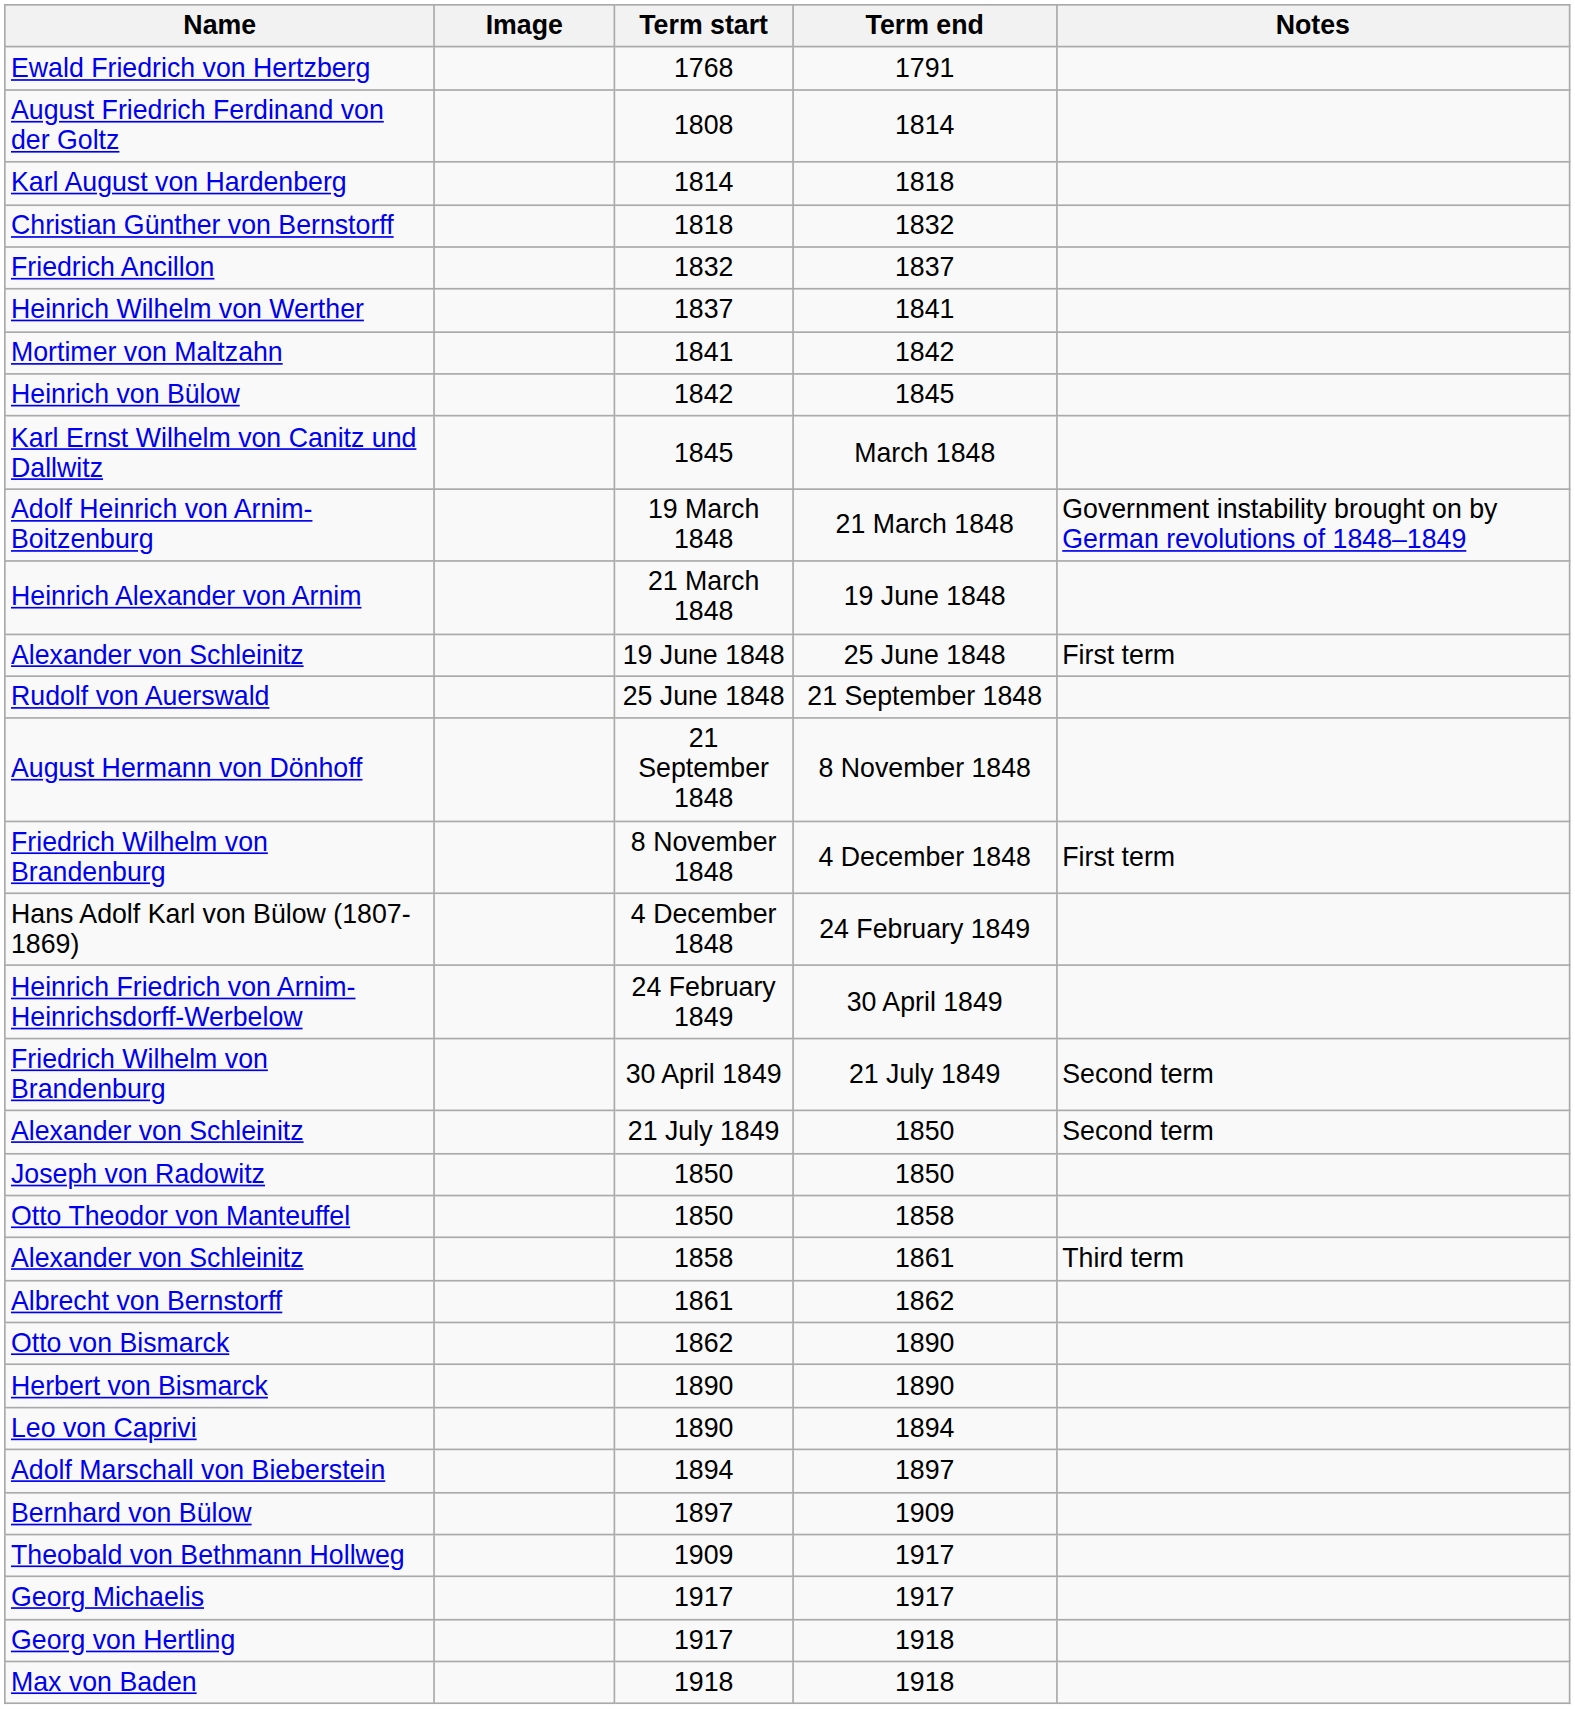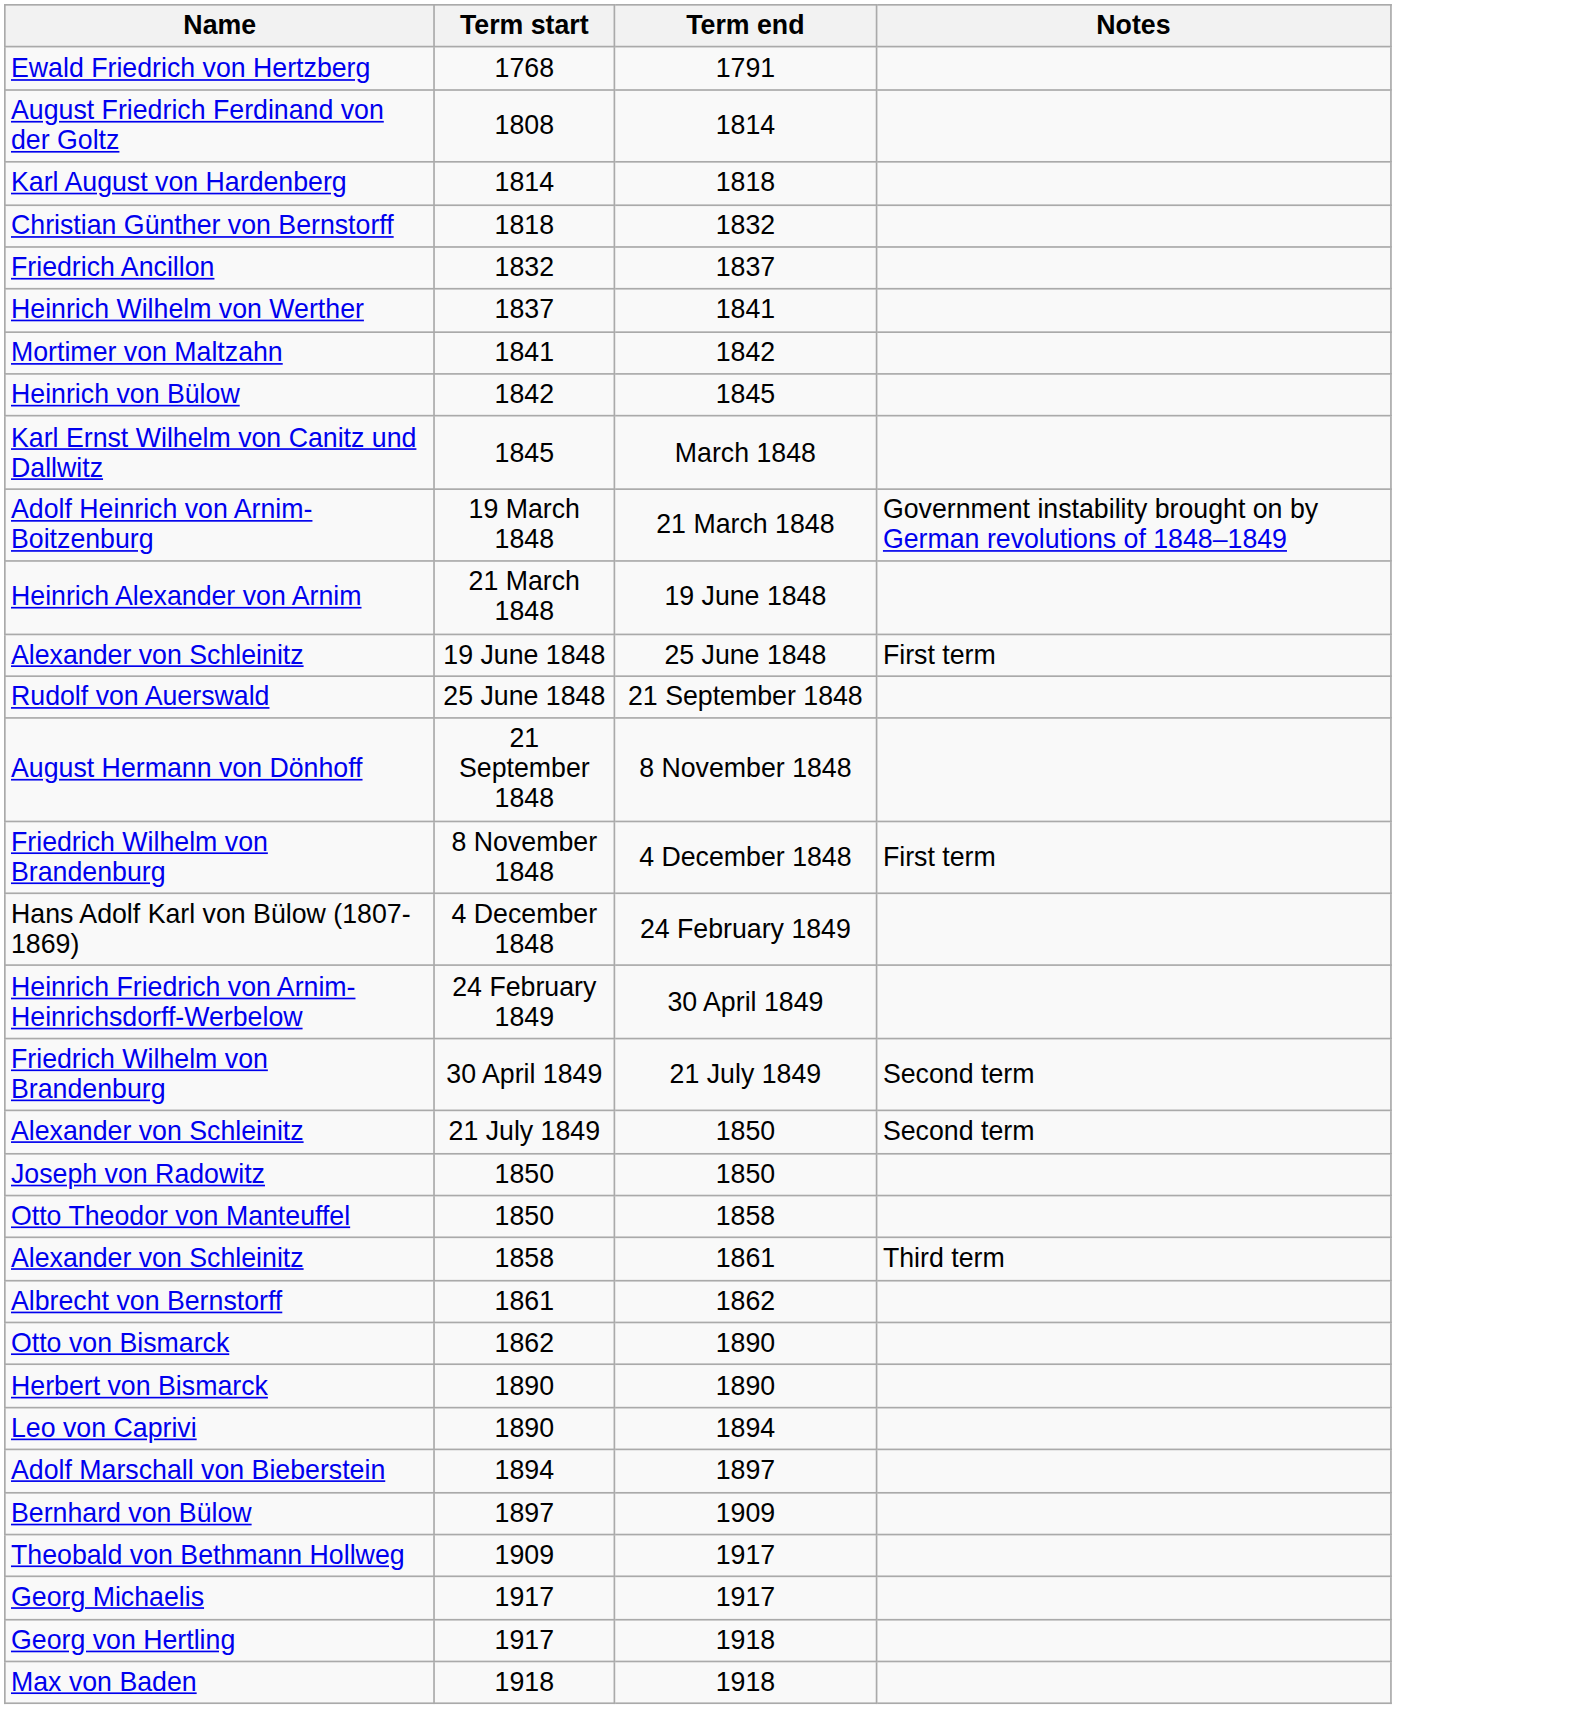- column: (524, 25)
